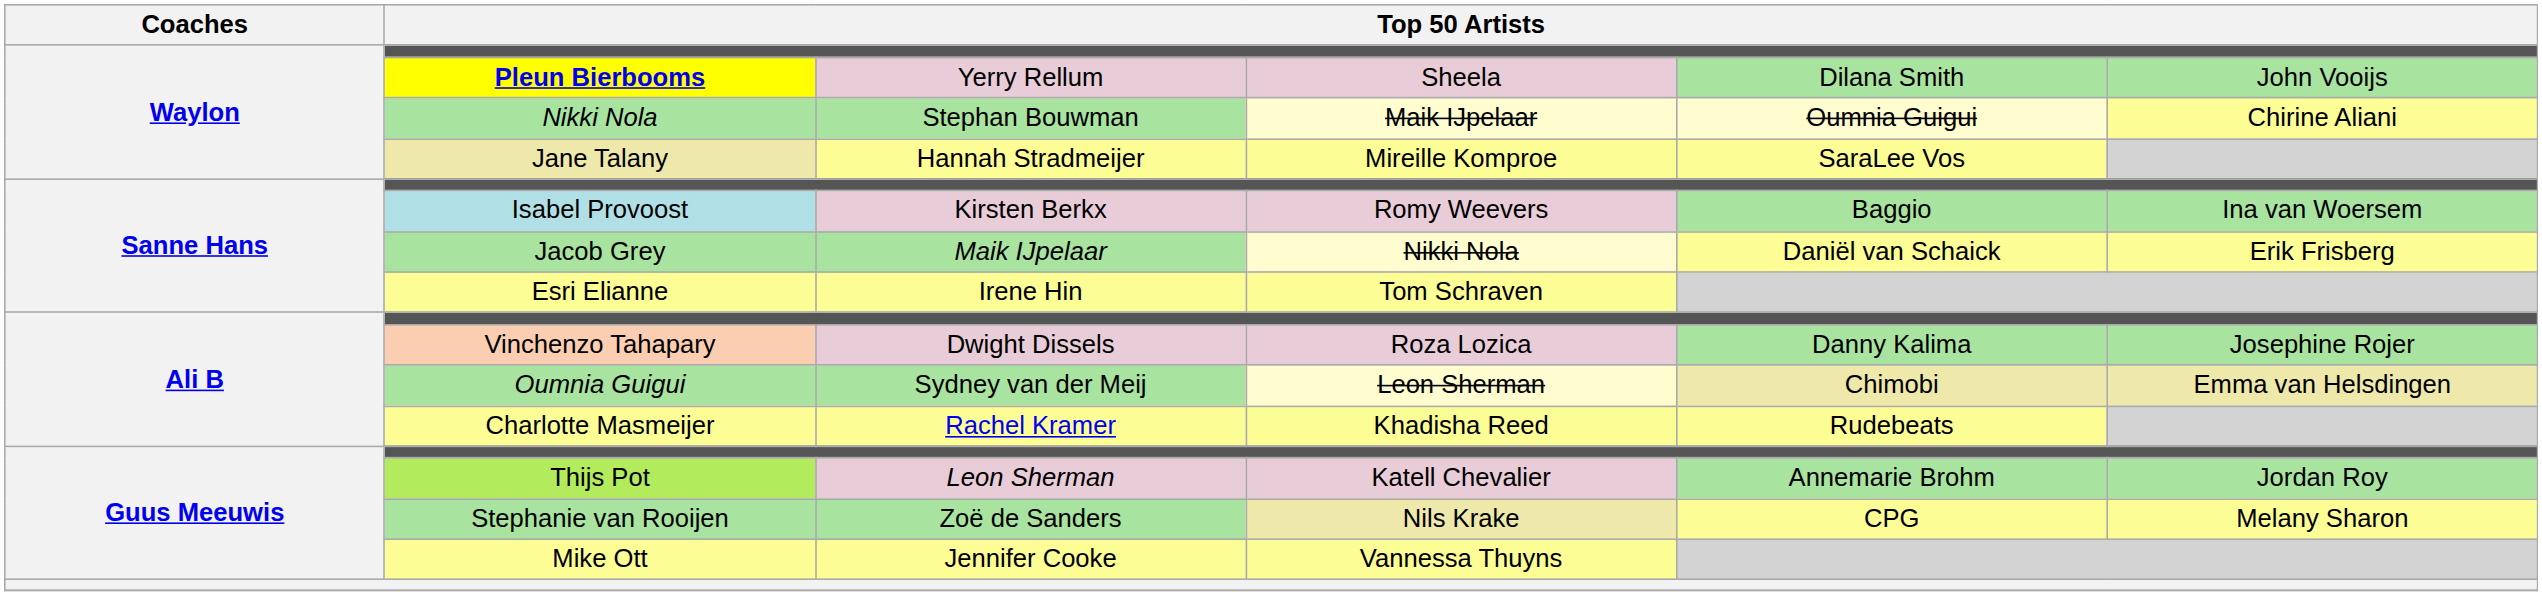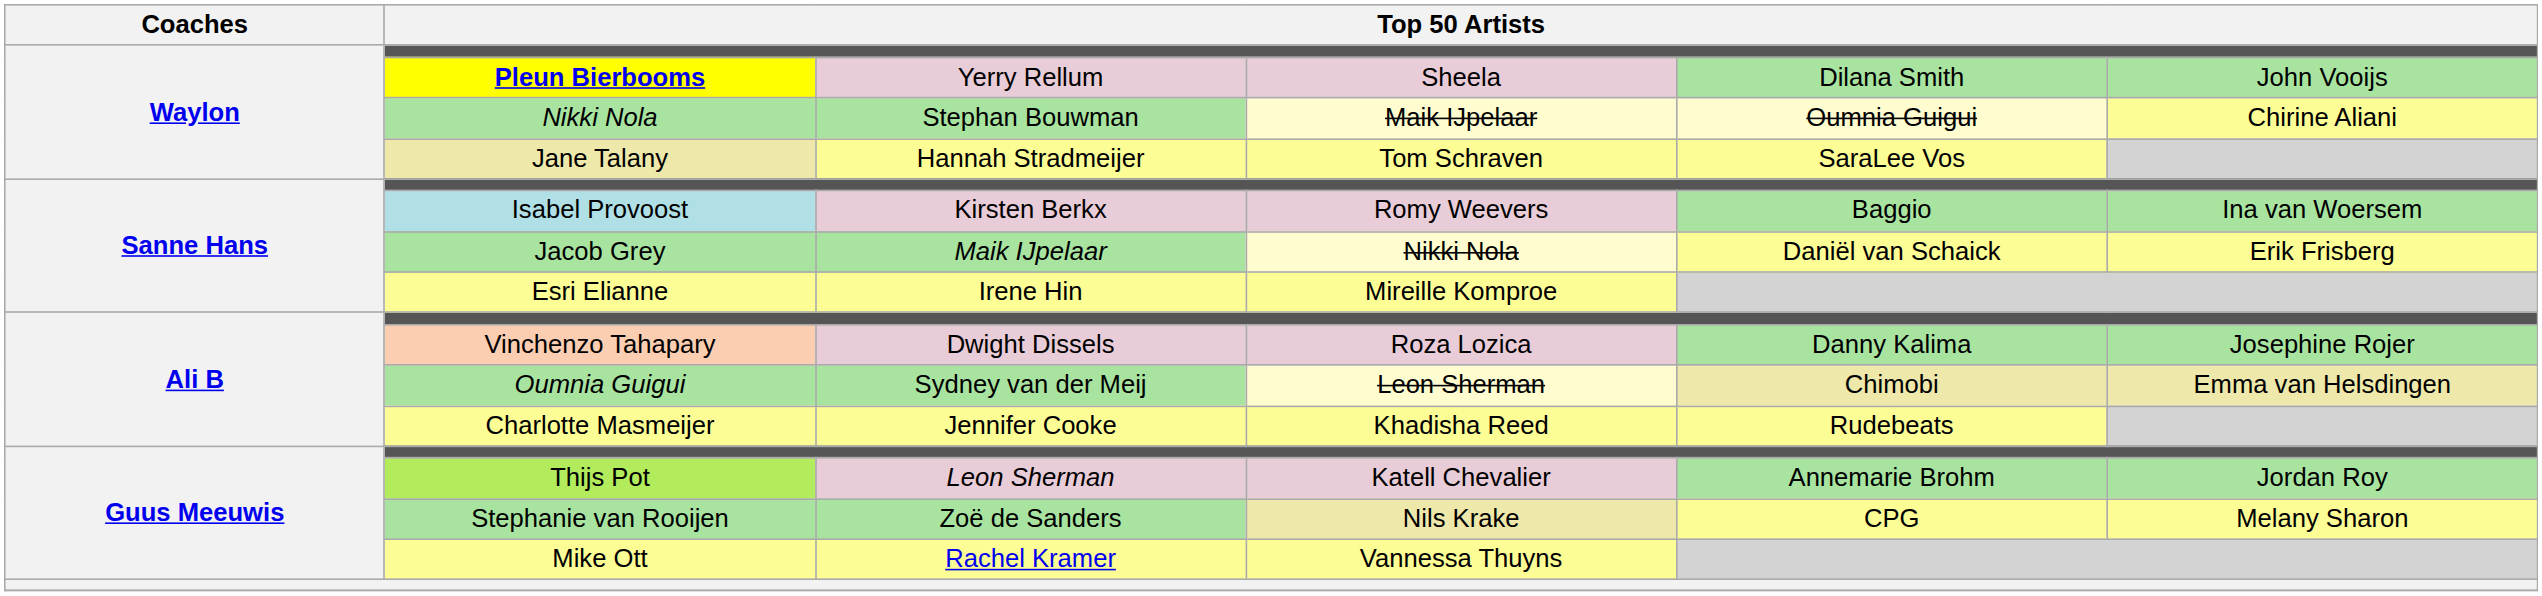(1461, 158) Mireille Komproe -> (1461, 158) Tom Schraven
(1461, 292) Tom Schraven -> (1461, 292) Mireille Komproe
(1031, 425) Rachel Kramer -> (1031, 425) Jennifer Cooke
(1031, 559) Jennifer Cooke -> (1031, 559) Rachel Kramer
